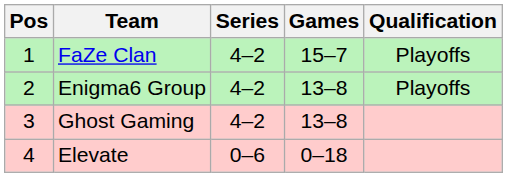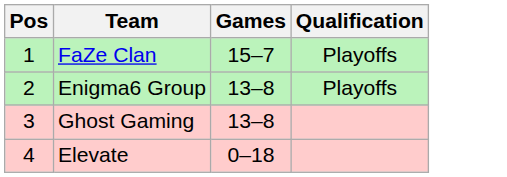- column: (247, 21)
